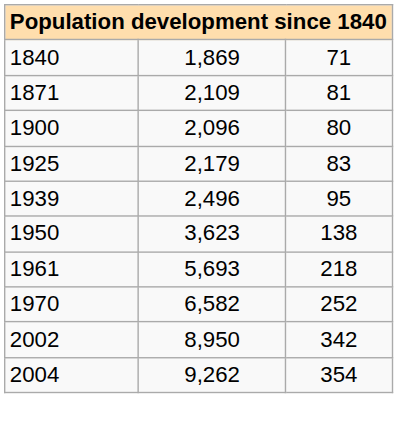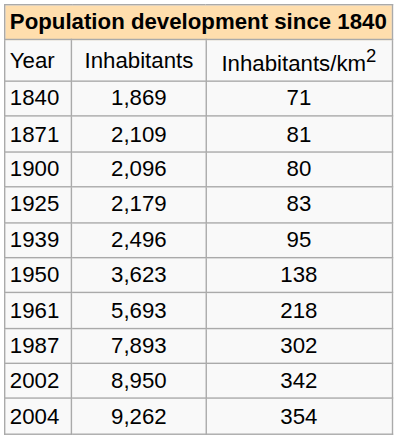+ row: (32, 60)
- row: (35, 304)
+ row: (35, 345)
